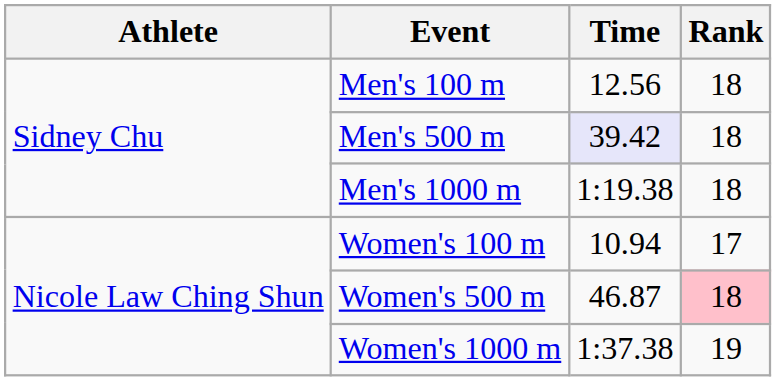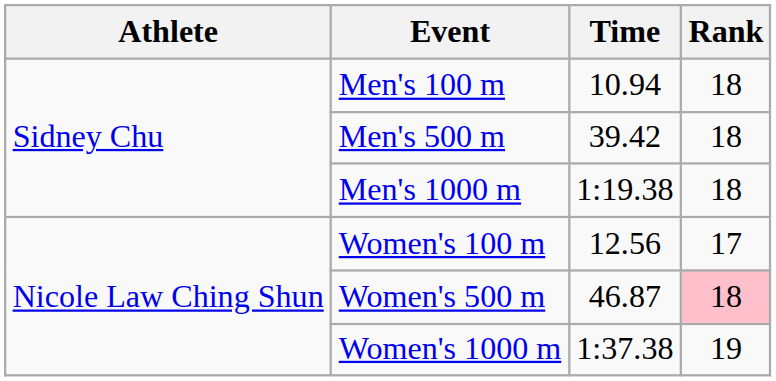(625, 84) 12.56 -> (625, 84) 10.94
(625, 137) lavender background -> (625, 137) no background
(625, 243) 10.94 -> (625, 243) 12.56
